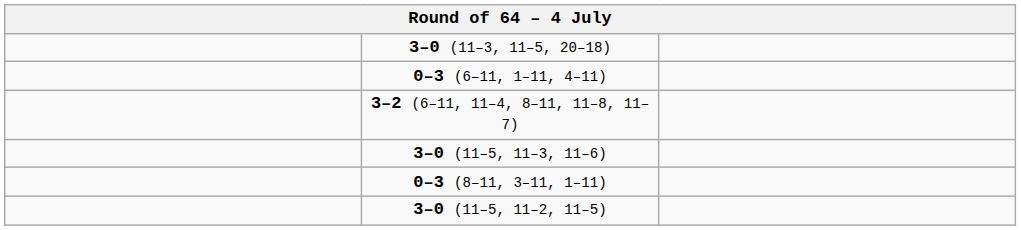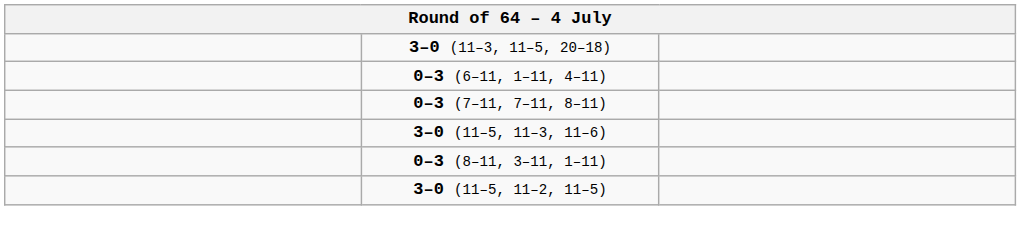- row: (510, 114)
+ row: (510, 104)
